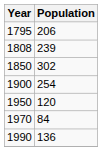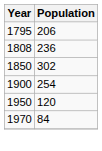(46, 48) 239 -> (46, 48) 236
- row: (19, 137)
